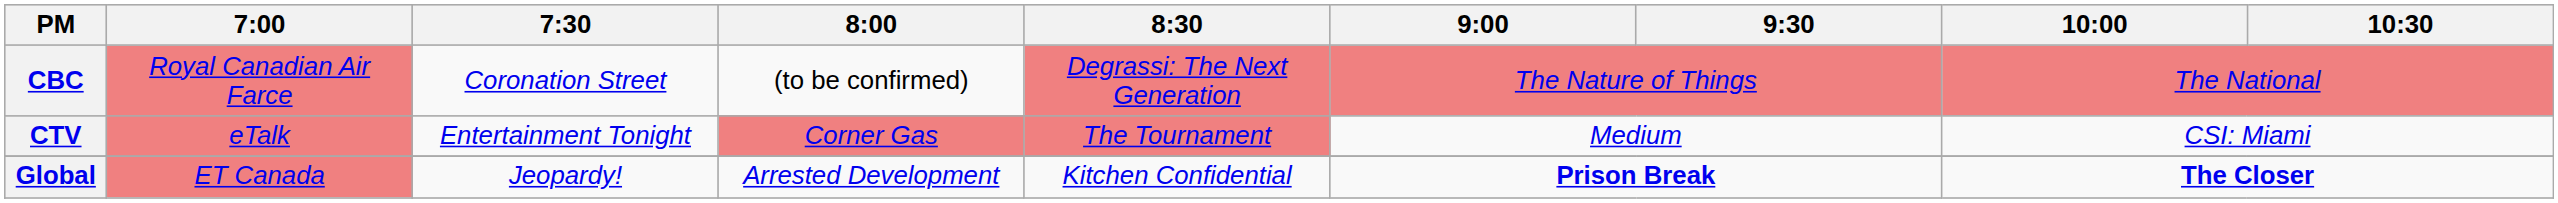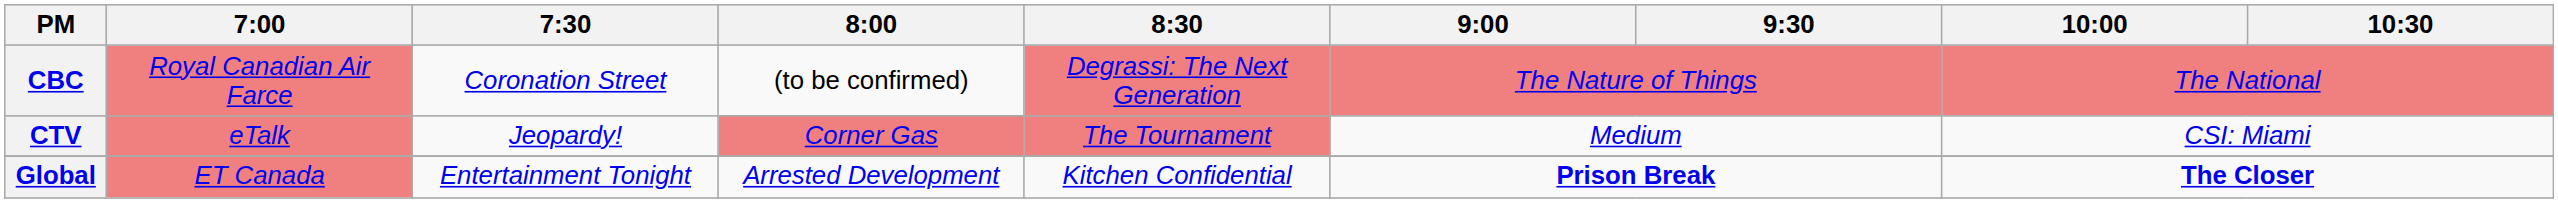(565, 135) Entertainment Tonight -> (565, 135) Jeopardy!
(565, 176) Jeopardy! -> (565, 176) Entertainment Tonight
